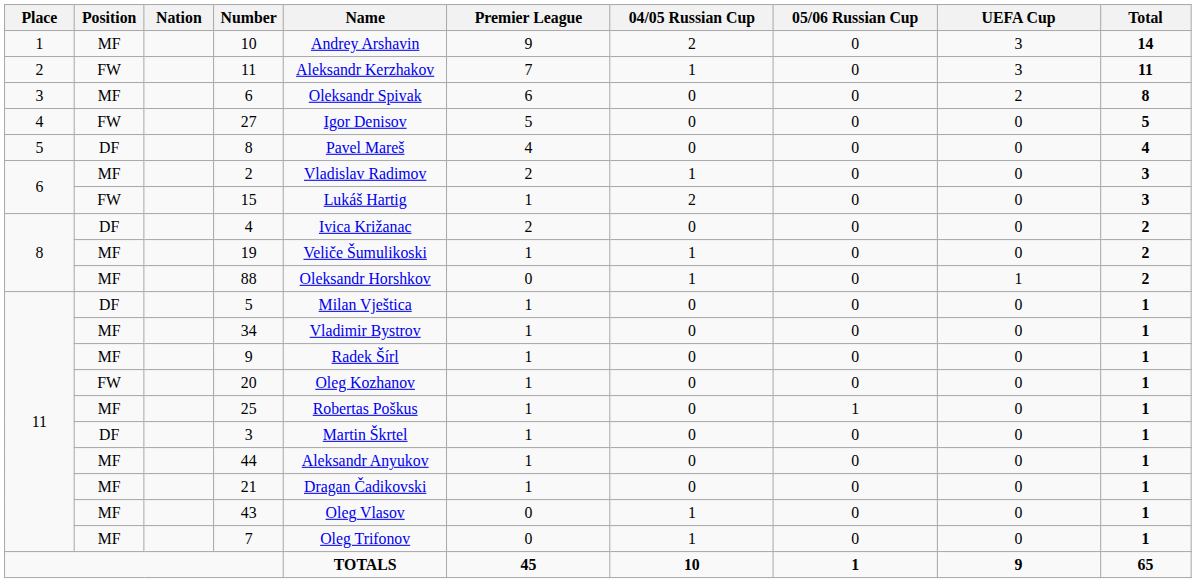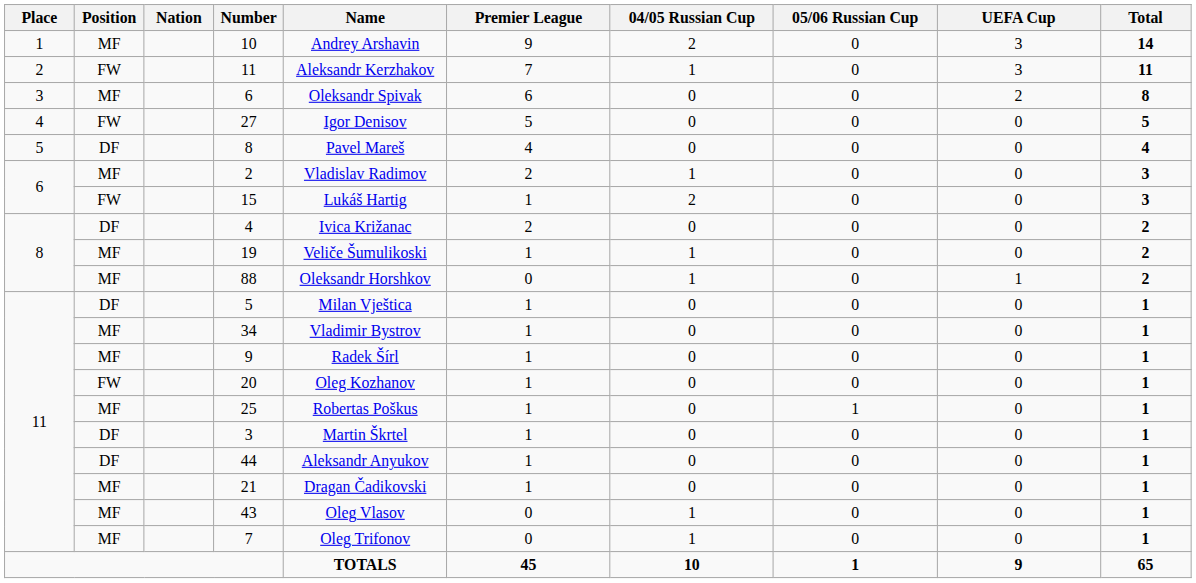(109, 460) MF -> (109, 460) DF
